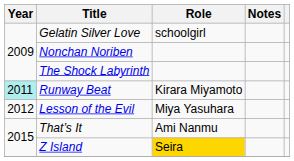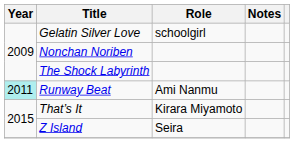(199, 90) Kirara Miyamoto -> (186, 90) Ami Nanmu
- row: (87, 109)
(186, 128) Ami Nanmu -> (199, 109) Kirara Miyamoto
(169, 147) gold background -> (169, 128) no background
